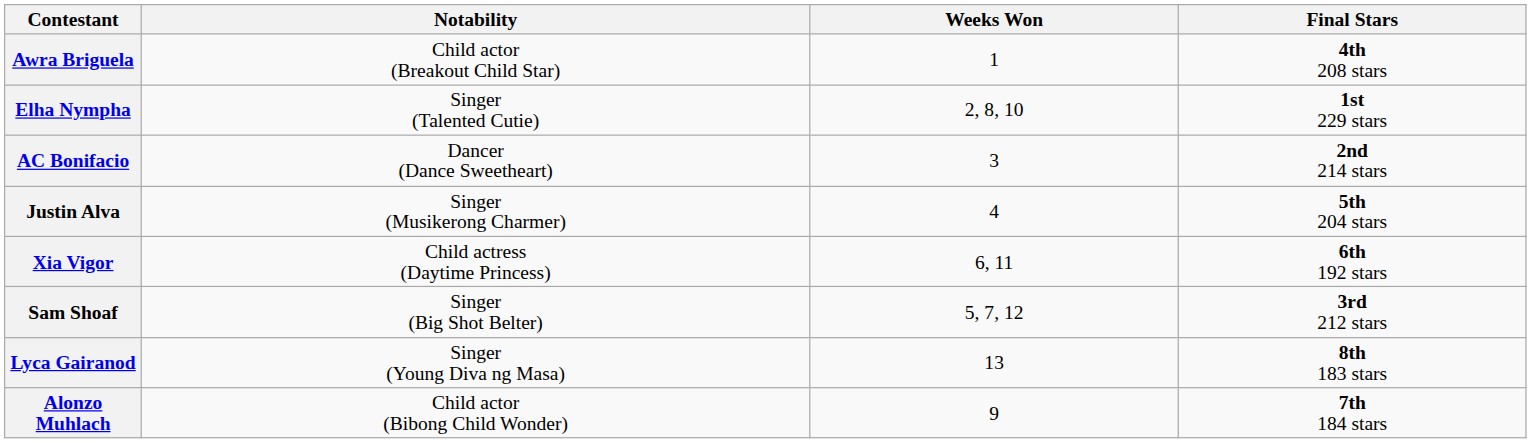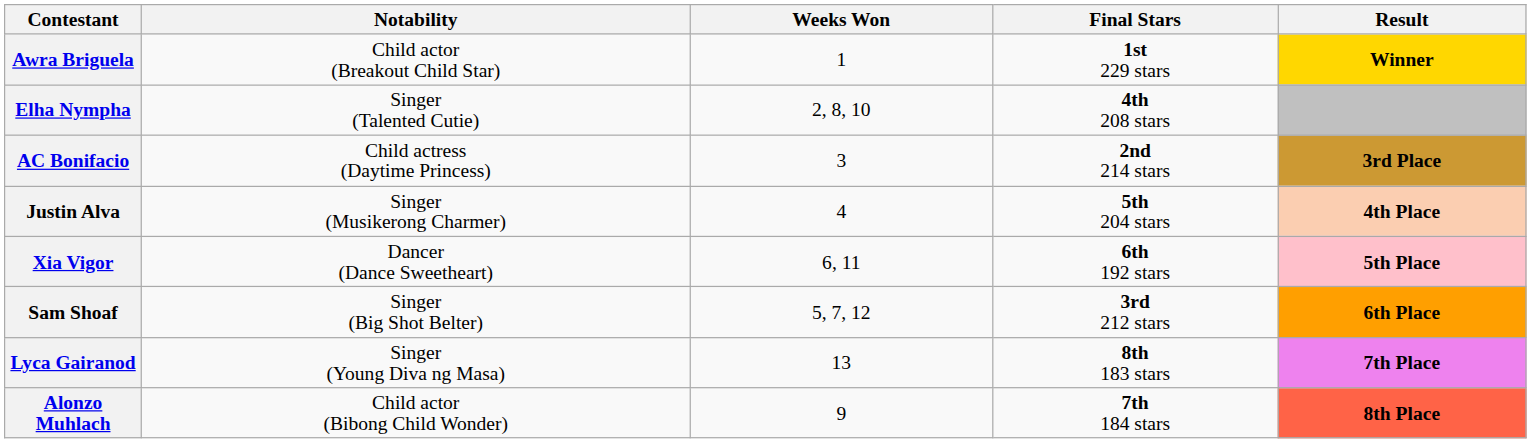+ column: (1402, 19)
(1352, 60) 4th 208 stars -> (1135, 60) 1st 229 stars
(1352, 110) 1st 229 stars -> (1135, 110) 4th 208 stars
(476, 161) Dancer (Dance Sweetheart) -> (416, 161) Child actress (Daytime Princess)
(476, 261) Child actress (Daytime Princess) -> (416, 261) Dancer (Dance Sweetheart)
